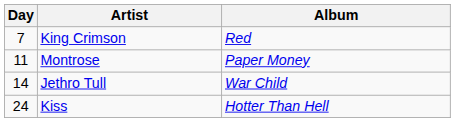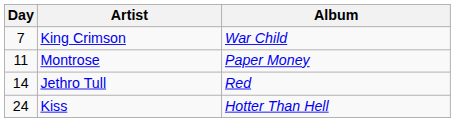(238, 38) Red -> (256, 38) War Child
(256, 83) War Child -> (238, 83) Red
